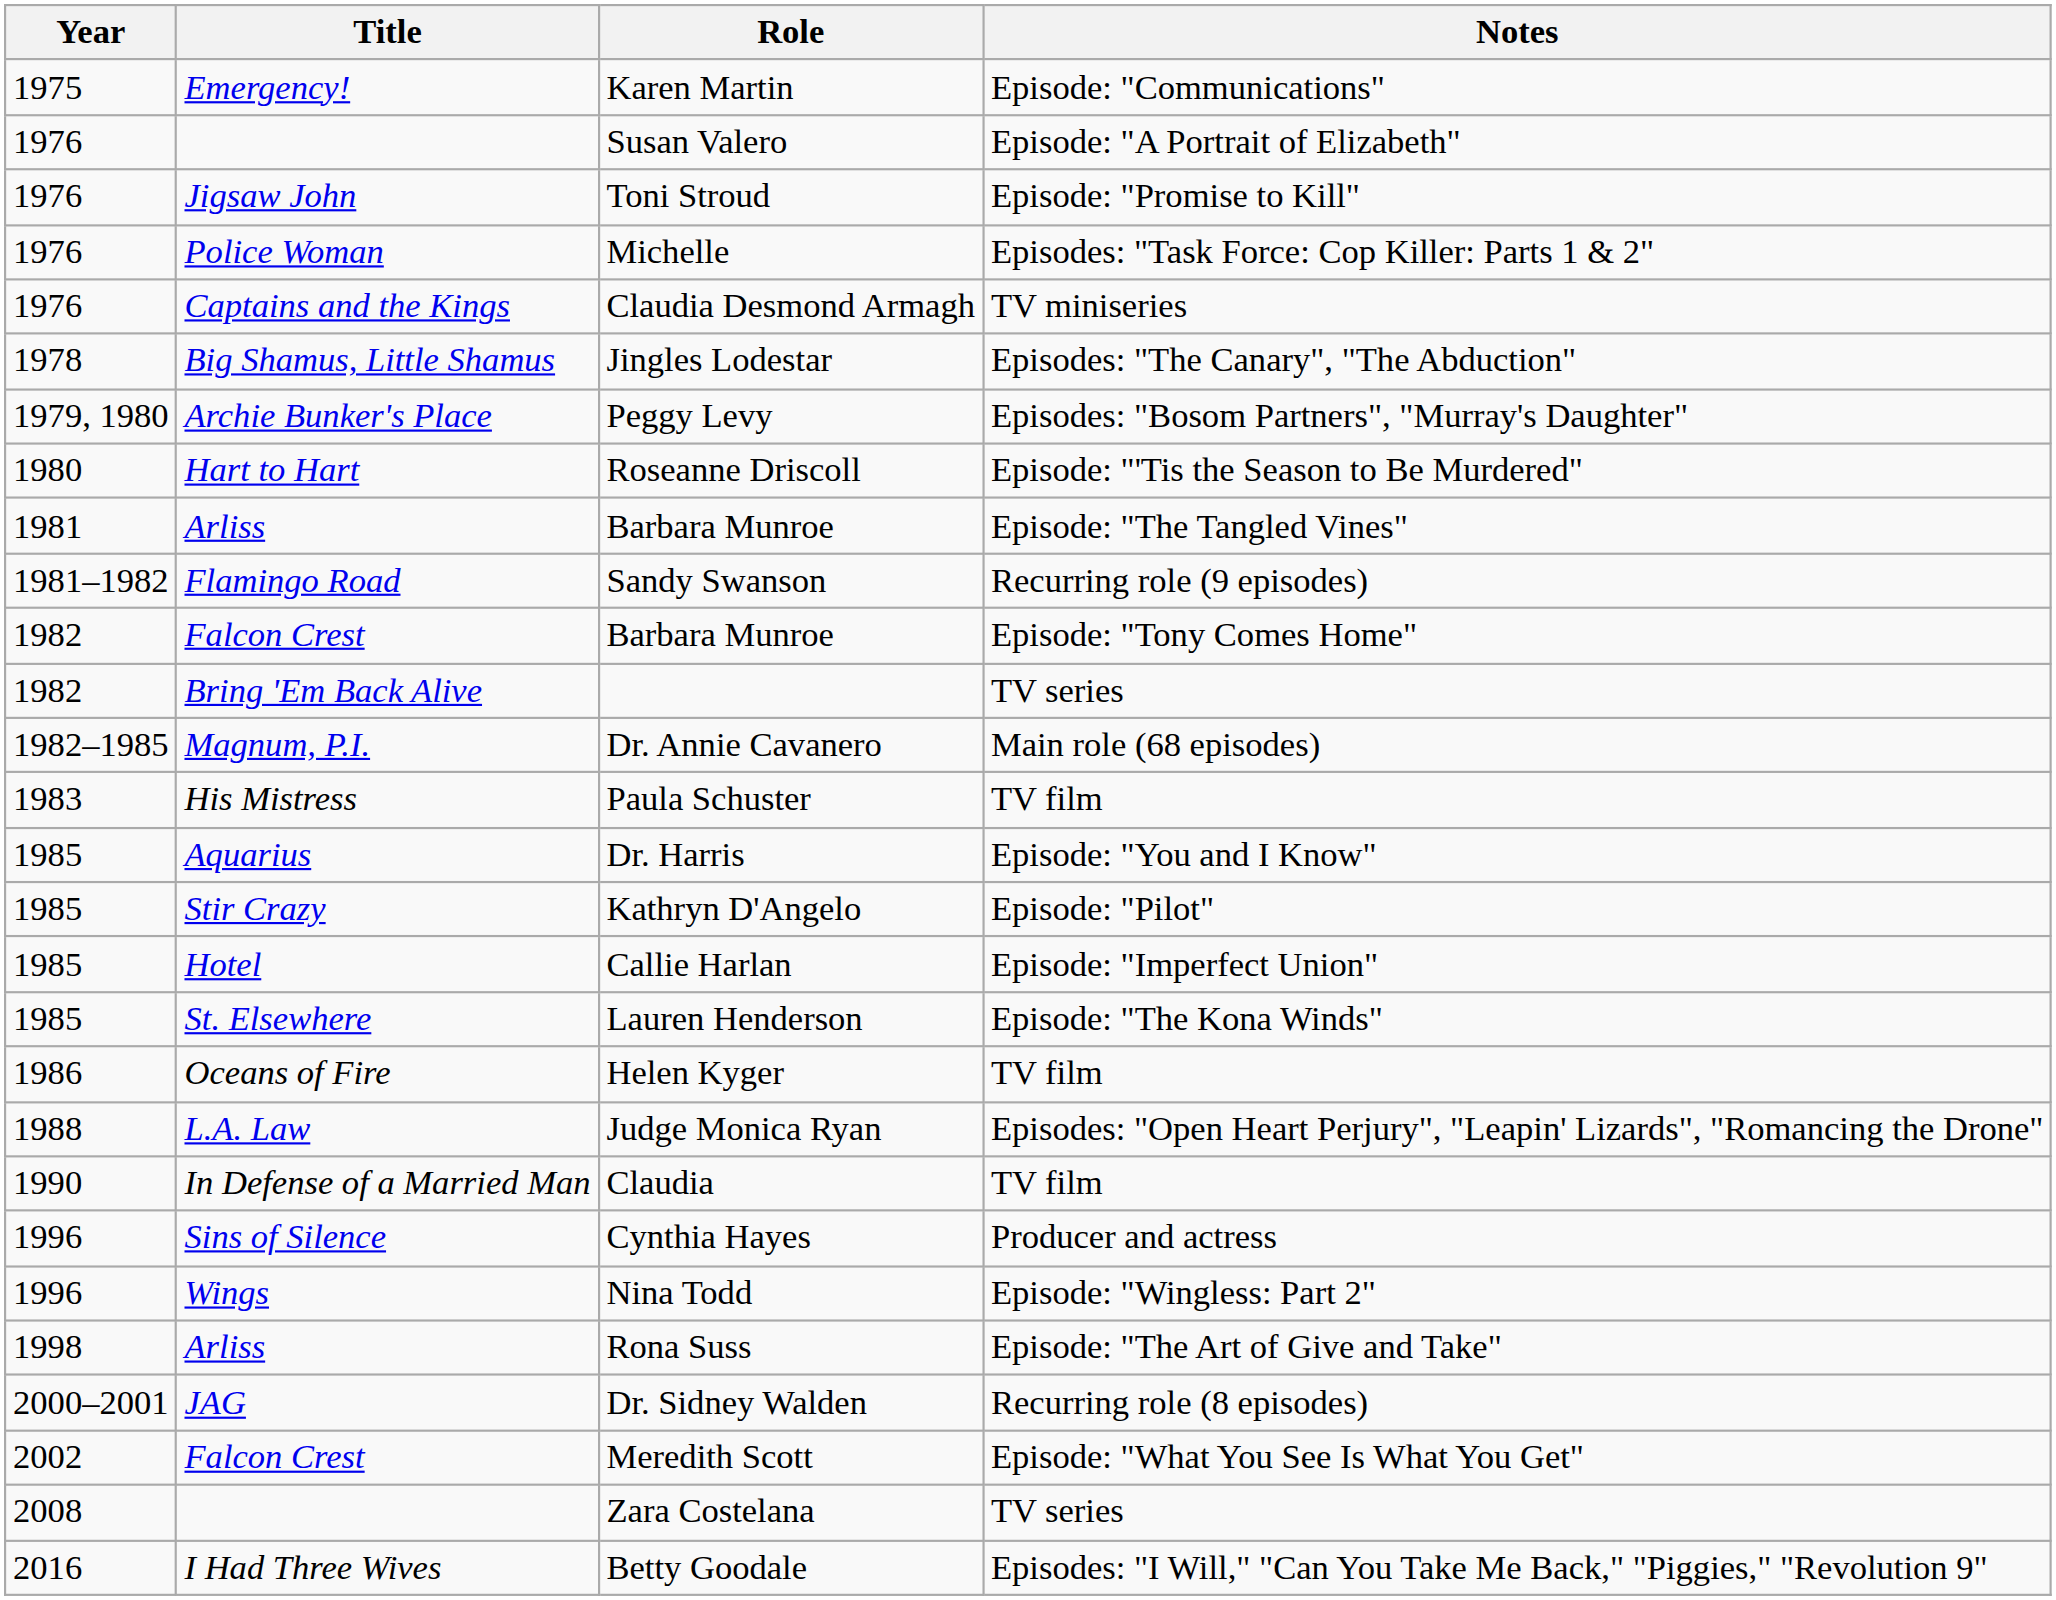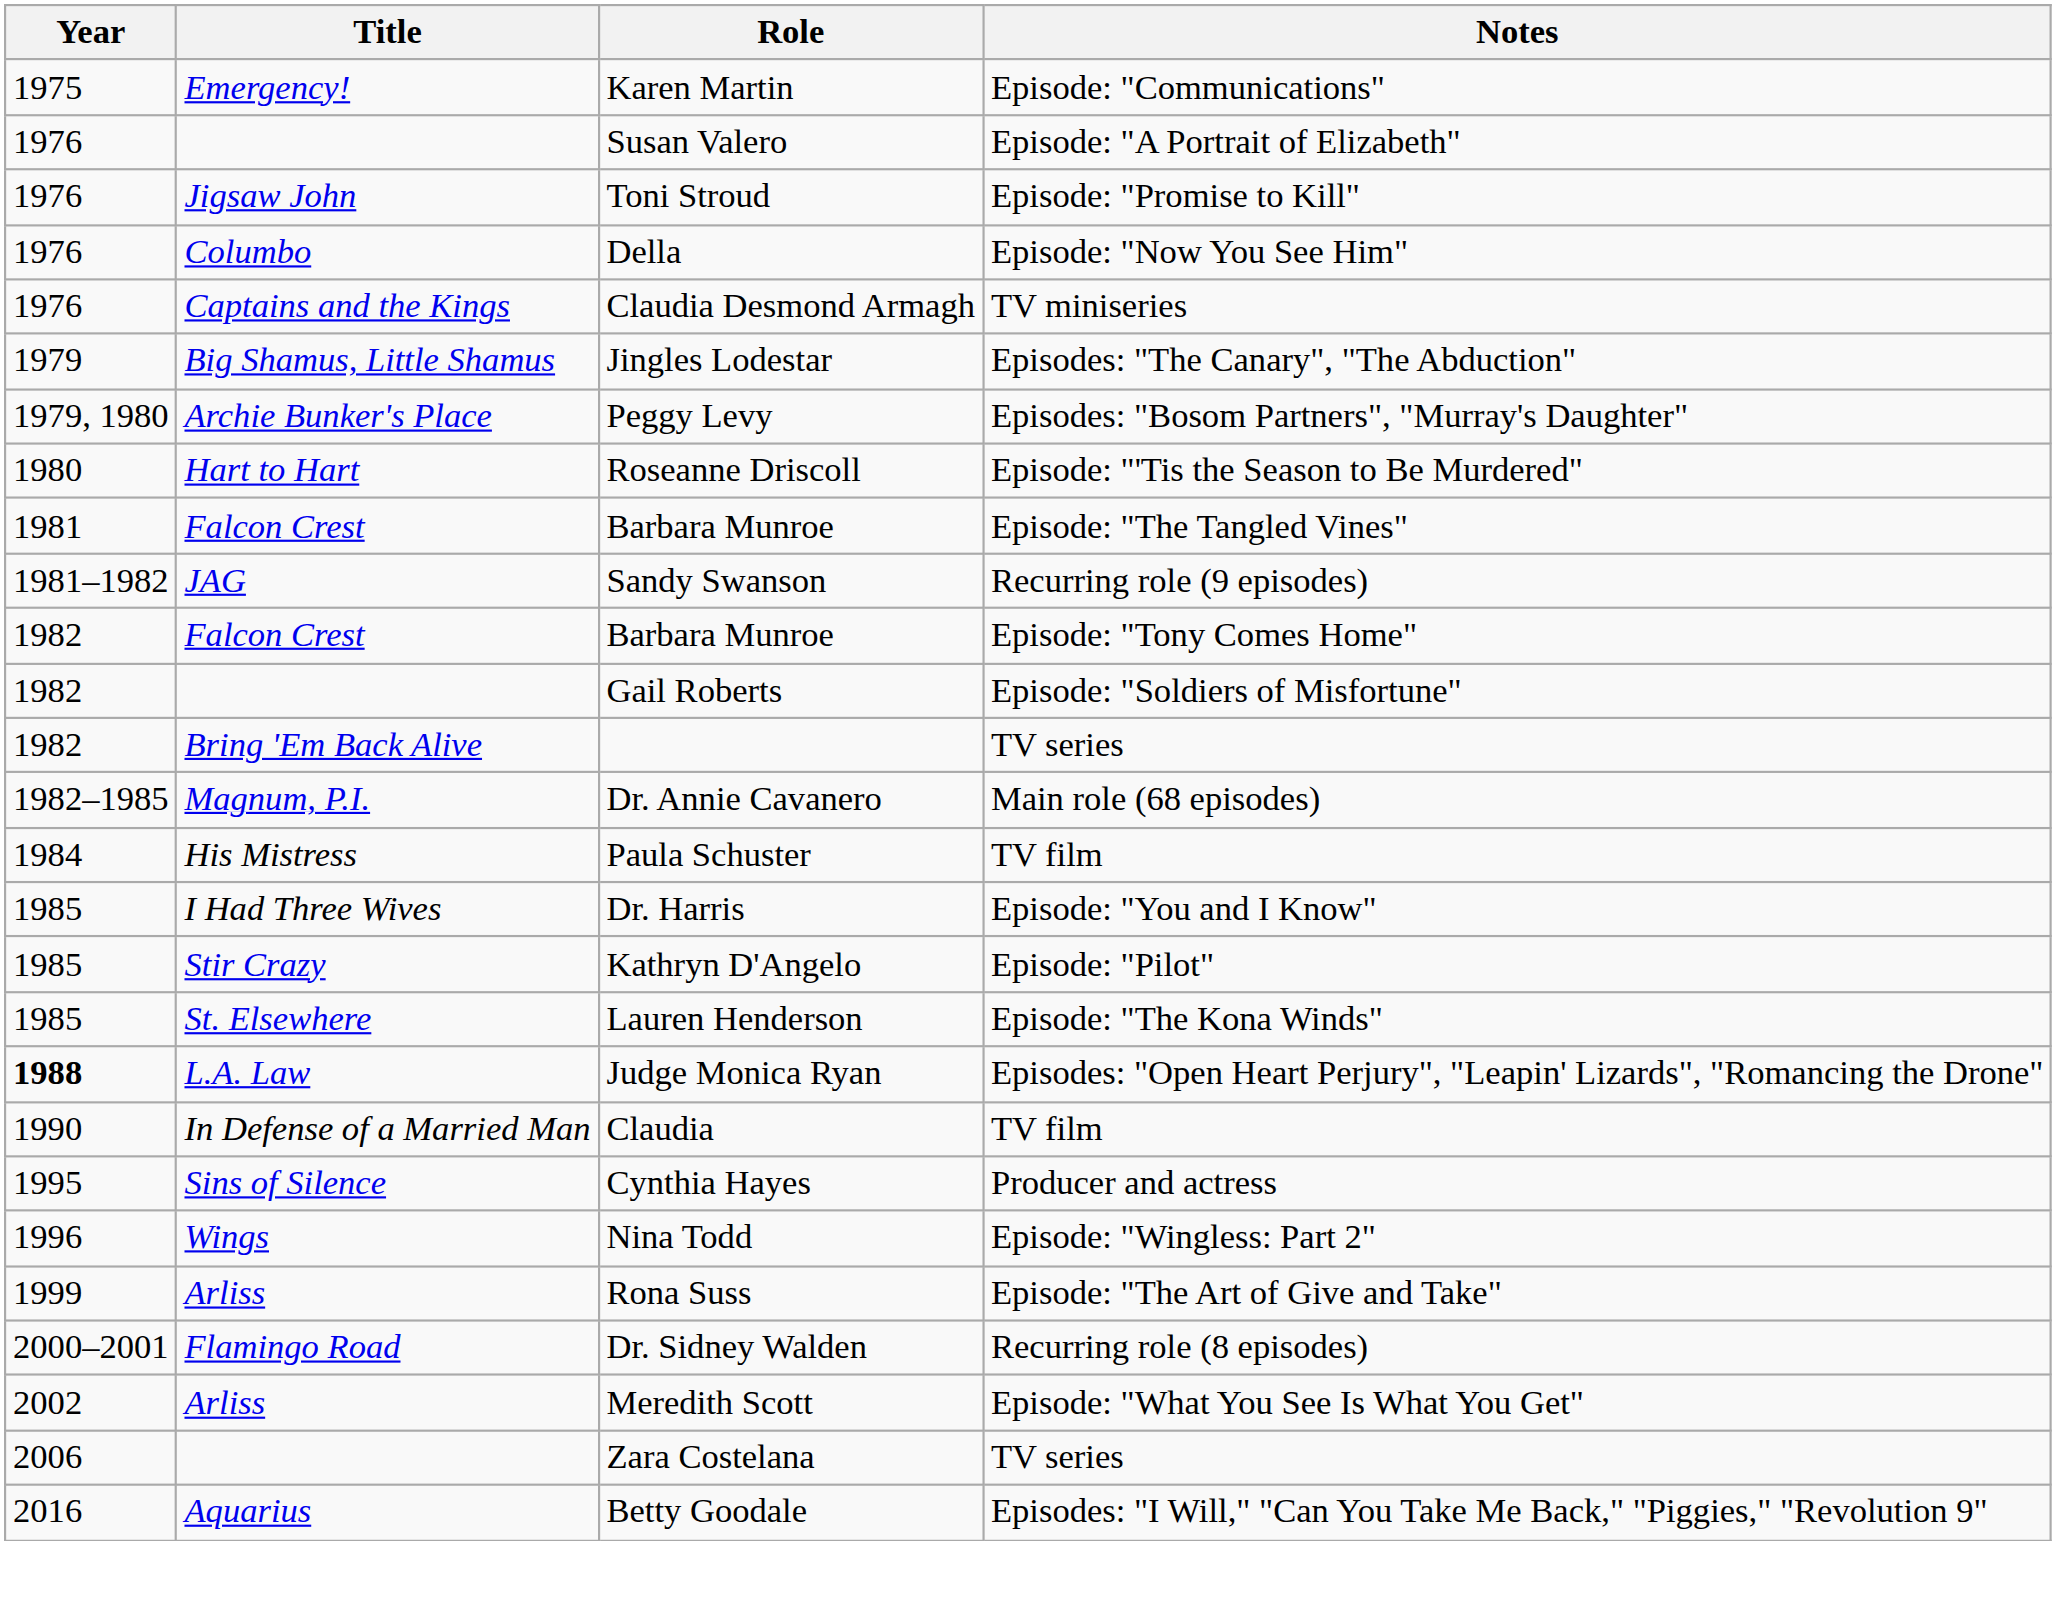+ row: (644, 251)
- row: (668, 251)
(48, 360) 1978 -> (48, 360) 1979
(225, 525) Arliss -> (275, 525) Falcon Crest
(292, 580) Flamingo Road -> (215, 580) JAG
+ row: (694, 689)
(48, 799) 1983 -> (48, 854) 1984
(248, 854) Aquarius -> (313, 908) I Had Three Wives
- row: (699, 963)
- row: (695, 1073)
(48, 1128) normal -> (48, 1073) bold
(48, 1237) 1996 -> (48, 1182) 1995
(48, 1347) 1998 -> (48, 1292) 1999
(215, 1402) JAG -> (292, 1347) Flamingo Road
(275, 1456) Falcon Crest -> (225, 1402) Arliss
(48, 1511) 2008 -> (48, 1456) 2006
(313, 1566) I Had Three Wives -> (248, 1511) Aquarius
